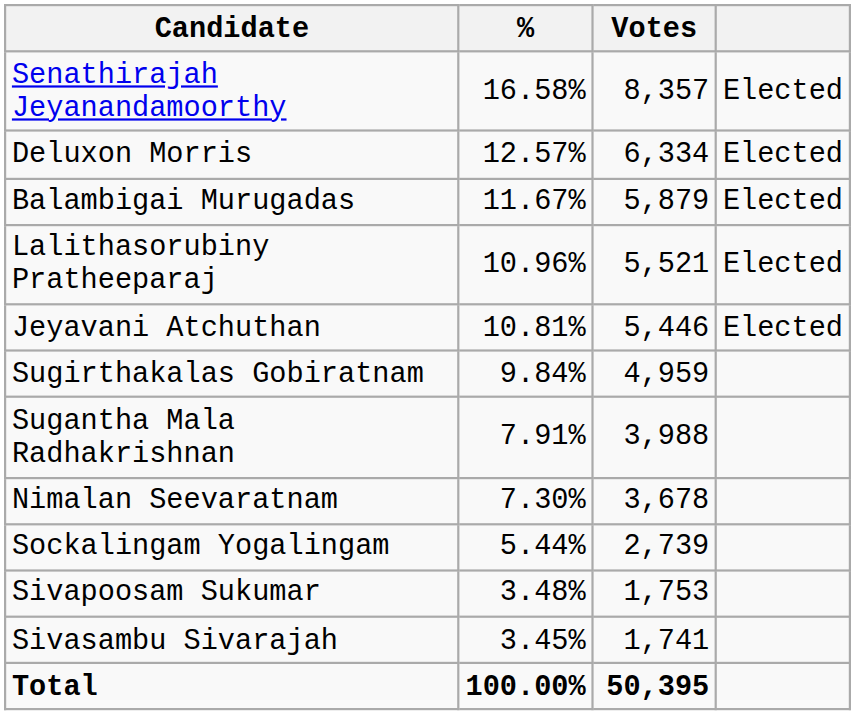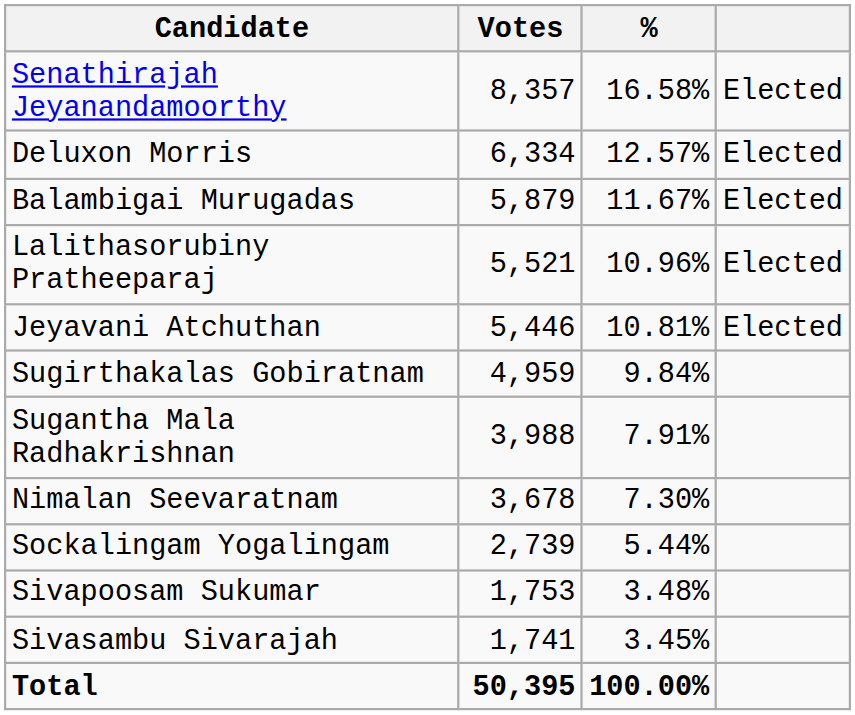columns swapped: (654, 28) <-> (526, 28)
